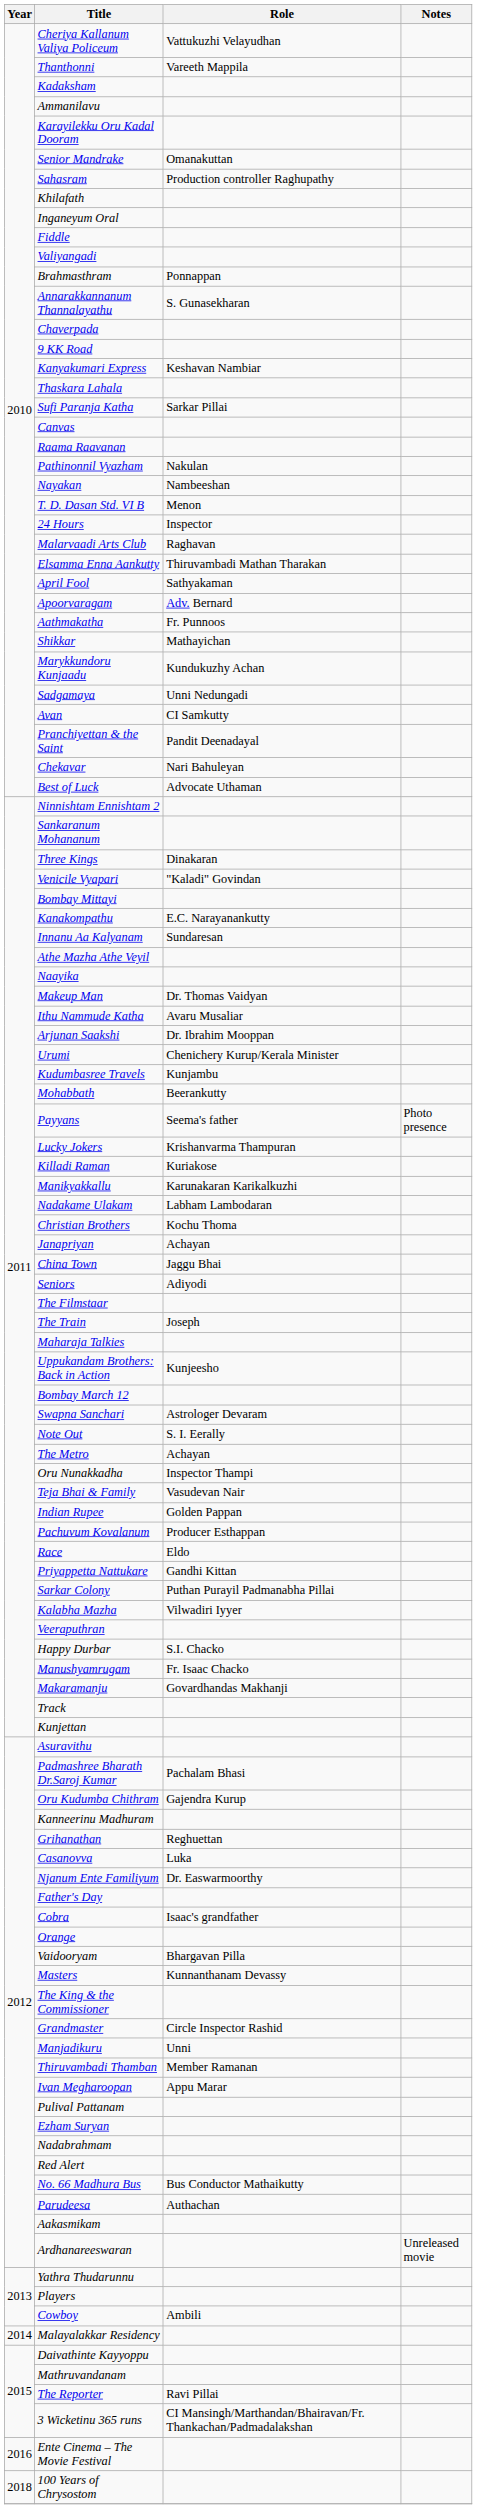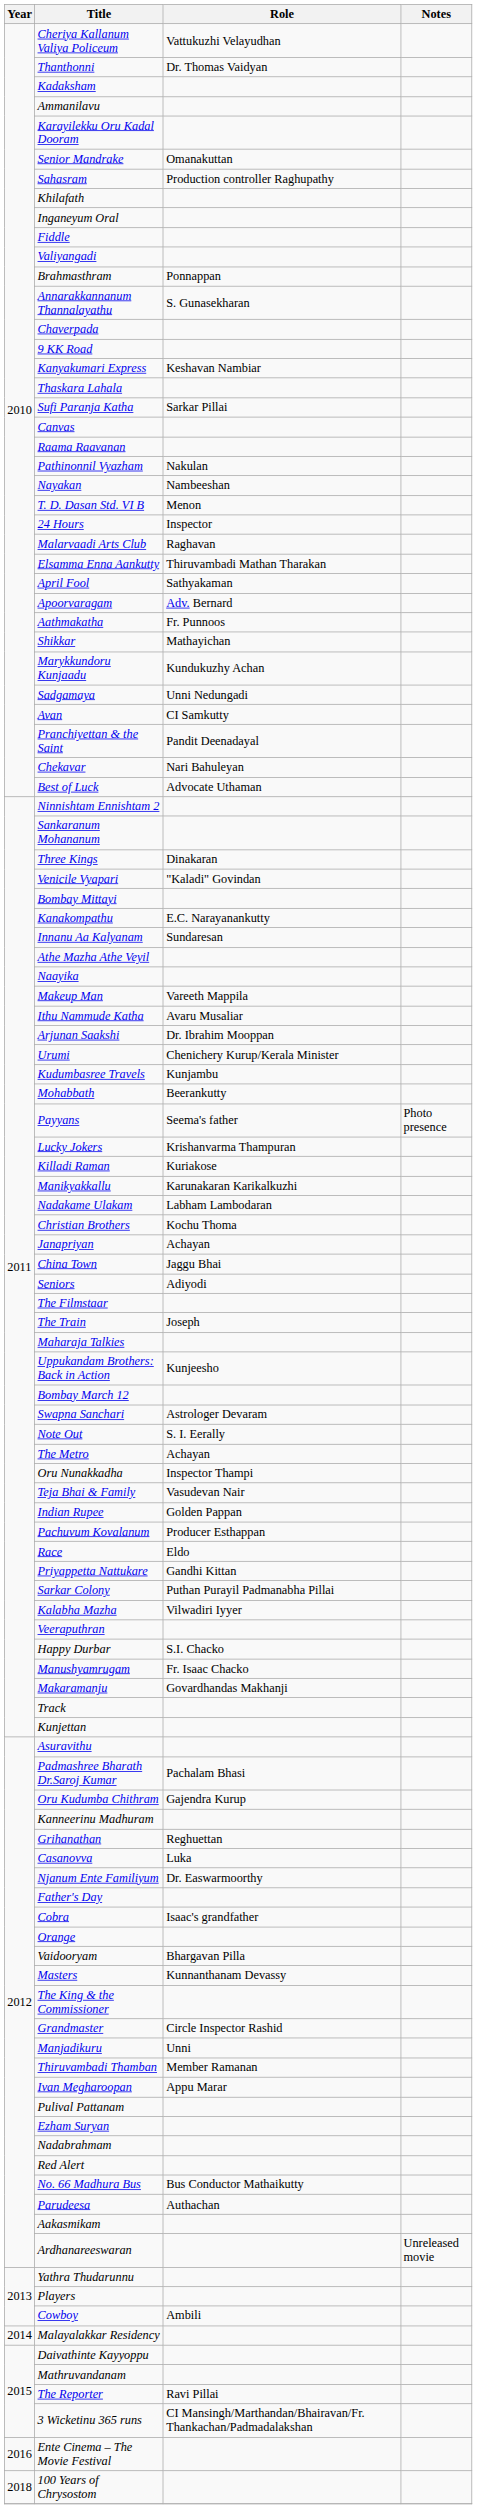(207, 67) Vareeth Mappila -> (217, 67) Dr. Thomas Vaidyan
(217, 996) Dr. Thomas Vaidyan -> (207, 996) Vareeth Mappila
